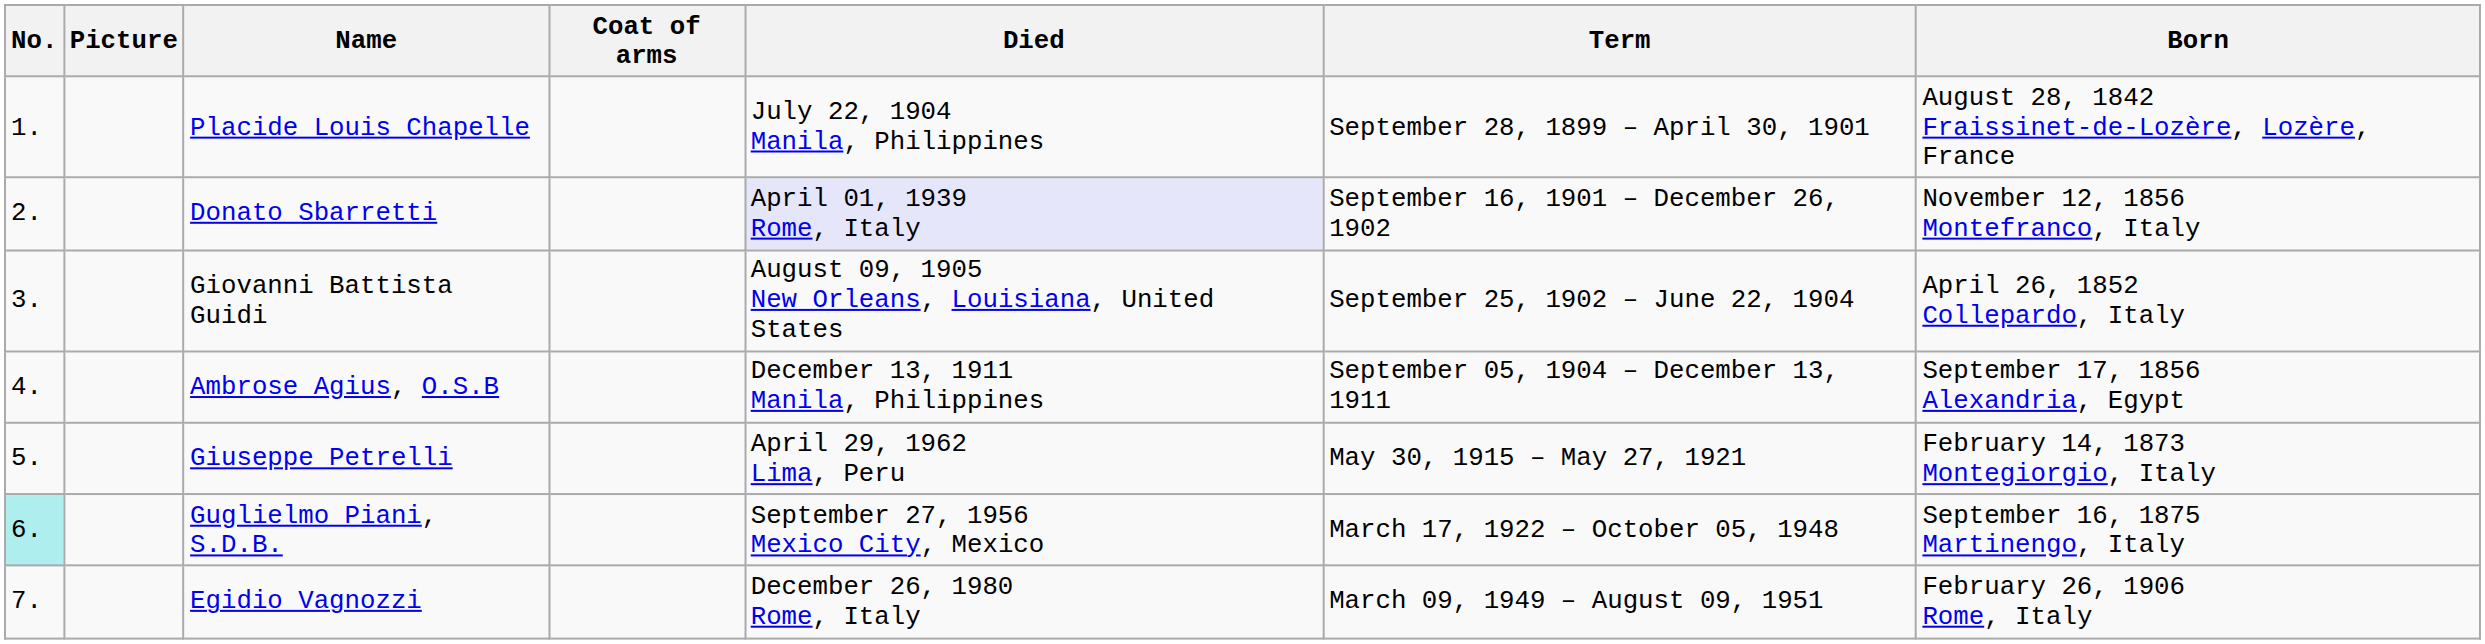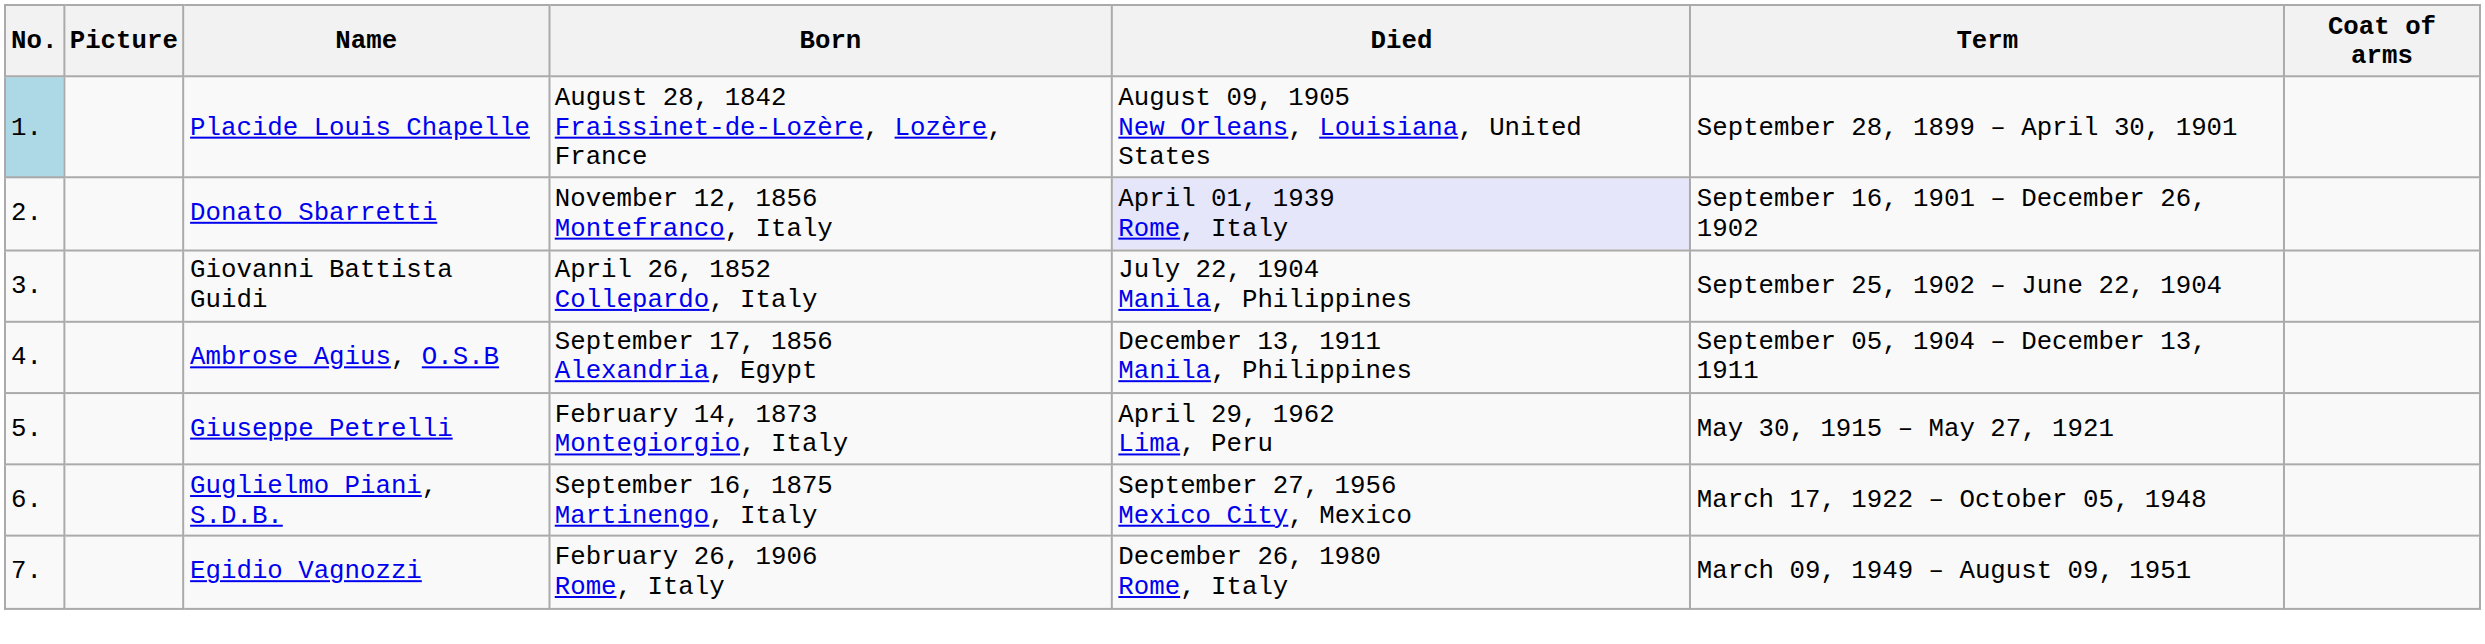columns swapped: (2198, 41) <-> (647, 41)
(27, 127) no background -> (27, 127) lightblue background
(897, 127) July 22, 1904 Manila, Philippines -> (1350, 127) August 09, 1905 New Orleans, Louisiana, United States
(982, 300) August 09, 1905 New Orleans, Louisiana, United States -> (1265, 285) July 22, 1904 Manila, Philippines
(27, 530) paleturquoise background -> (27, 500) no background
